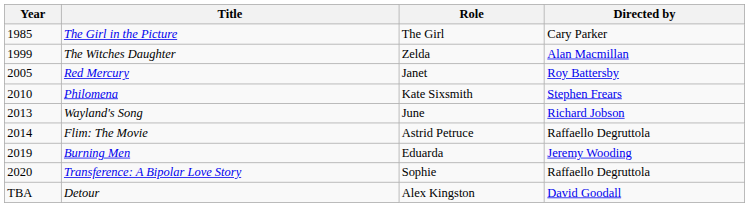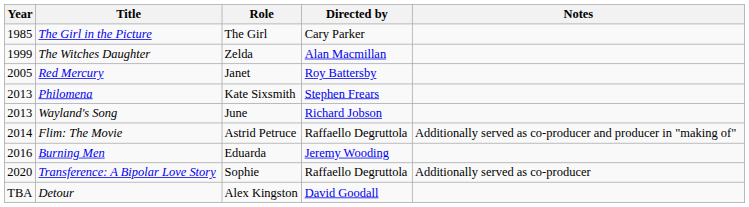+ column: (578, 14)
(20, 93) 2010 -> (20, 93) 2013
(20, 152) 2019 -> (20, 152) 2016
